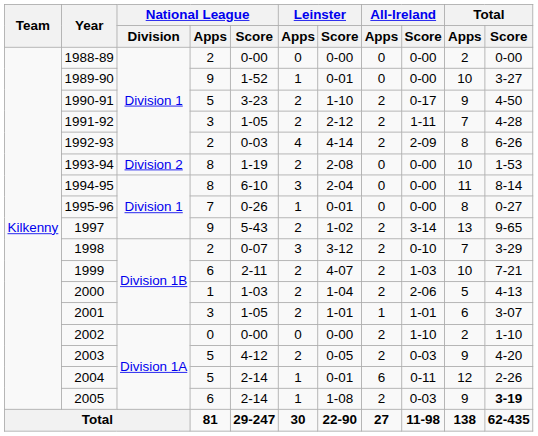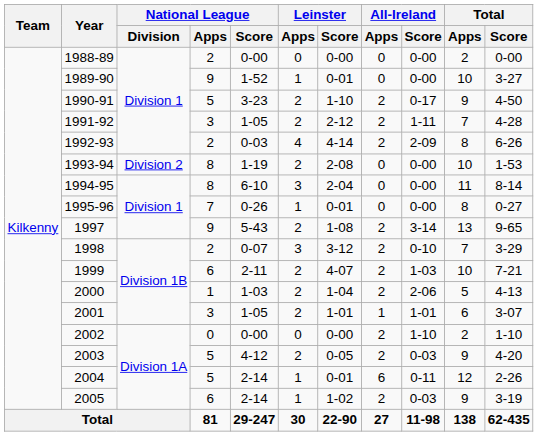(340, 228) 1-02 -> (340, 228) 1-08
(340, 398) 1-08 -> (340, 398) 1-02
(509, 398) bold -> (509, 398) normal
